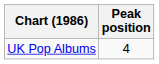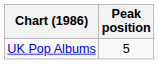(126, 48) 4 -> (126, 48) 5
